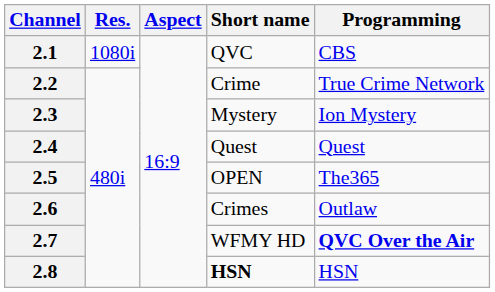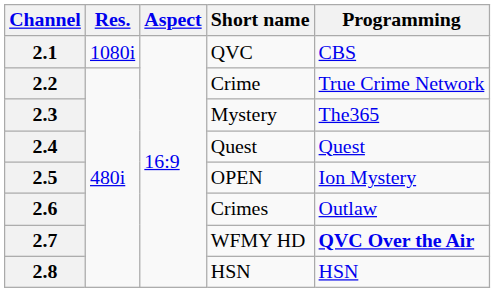(367, 114) Ion Mystery -> (349, 114) The365
(349, 177) The365 -> (367, 177) Ion Mystery
(231, 271) bold -> (231, 271) normal
